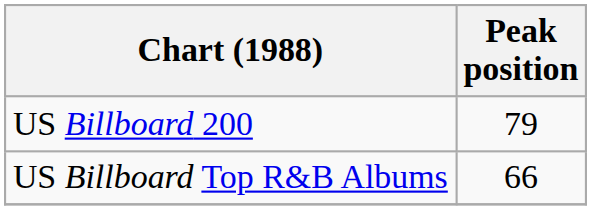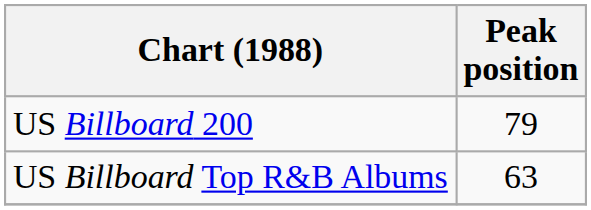(521, 177) 66 -> (521, 177) 63
